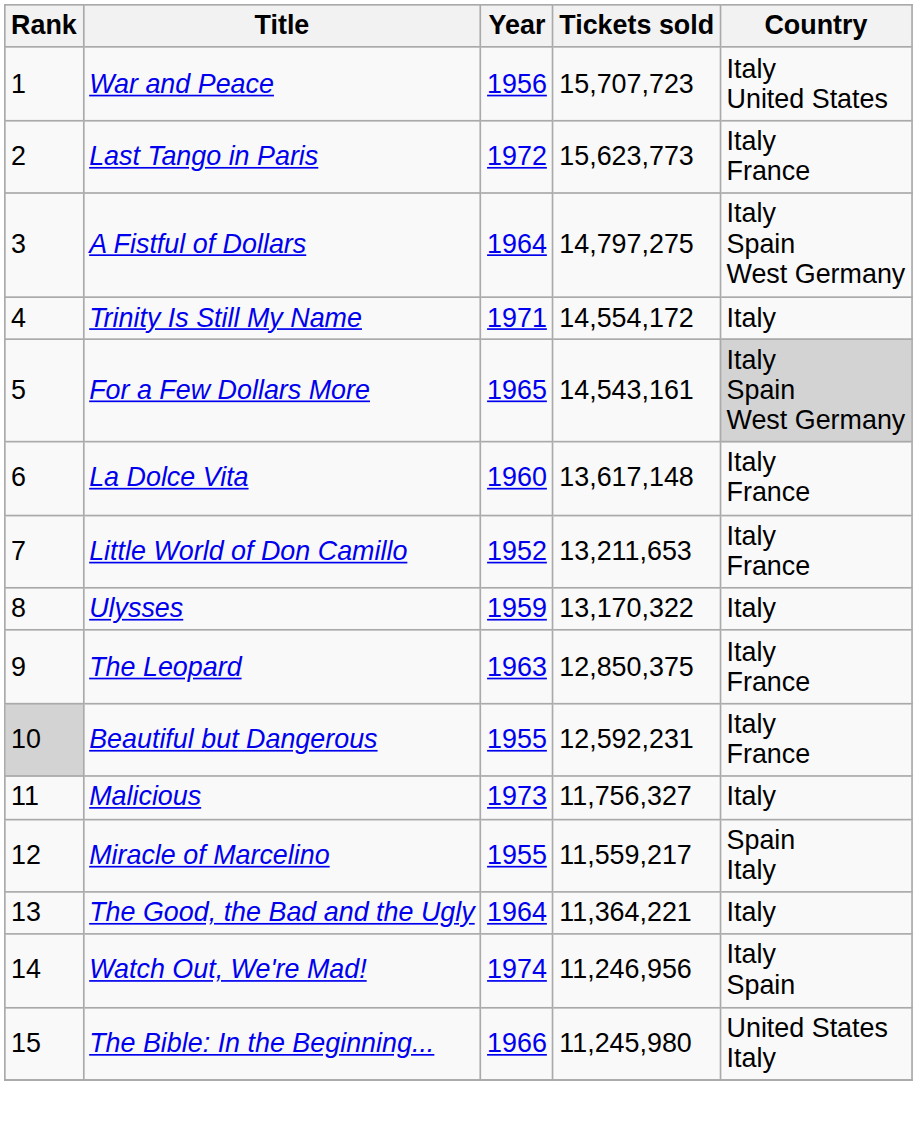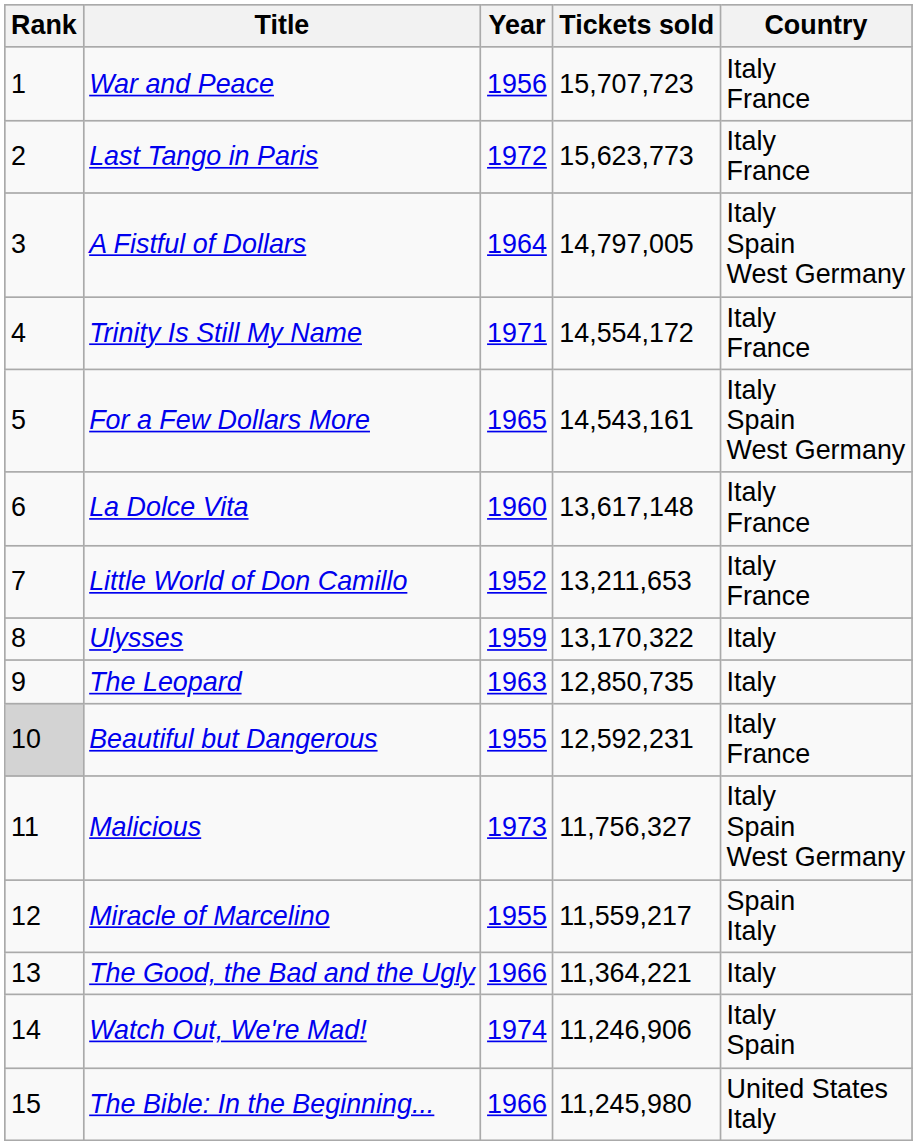(807, 83) Italy United States -> (768, 83) Italy France
(627, 244) 14,797,275 -> (627, 244) 14,797,005
(751, 317) Italy -> (768, 332) Italy France
(816, 390) lightgrey background -> (816, 420) no background
(627, 666) 12,850,375 -> (627, 681) 12,850,735
(768, 666) Italy France -> (751, 681) Italy
(751, 797) Italy -> (816, 827) Italy Spain West Germany
(517, 912) 1964 -> (517, 973) 1966
(626, 970) 11,246,956 -> (626, 1030) 11,246,906
